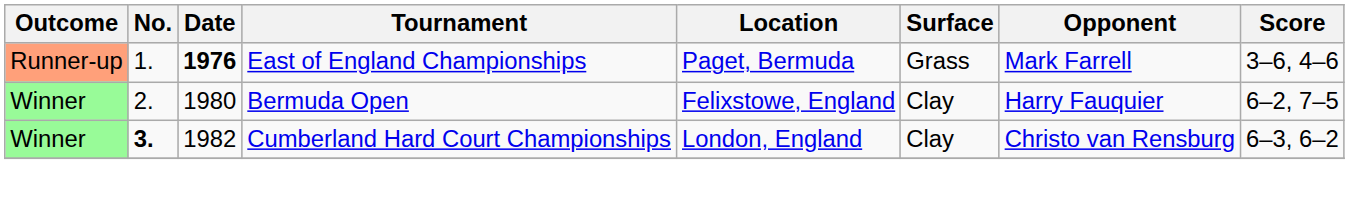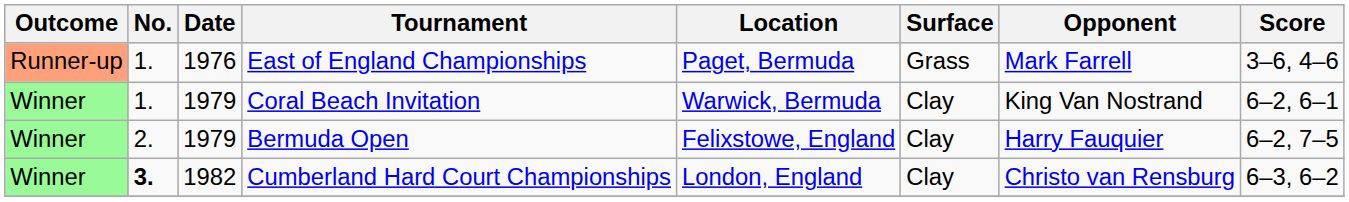(210, 61) bold -> (210, 61) normal
+ row: (364, 100)
(210, 100) 1980 -> (210, 138) 1979
